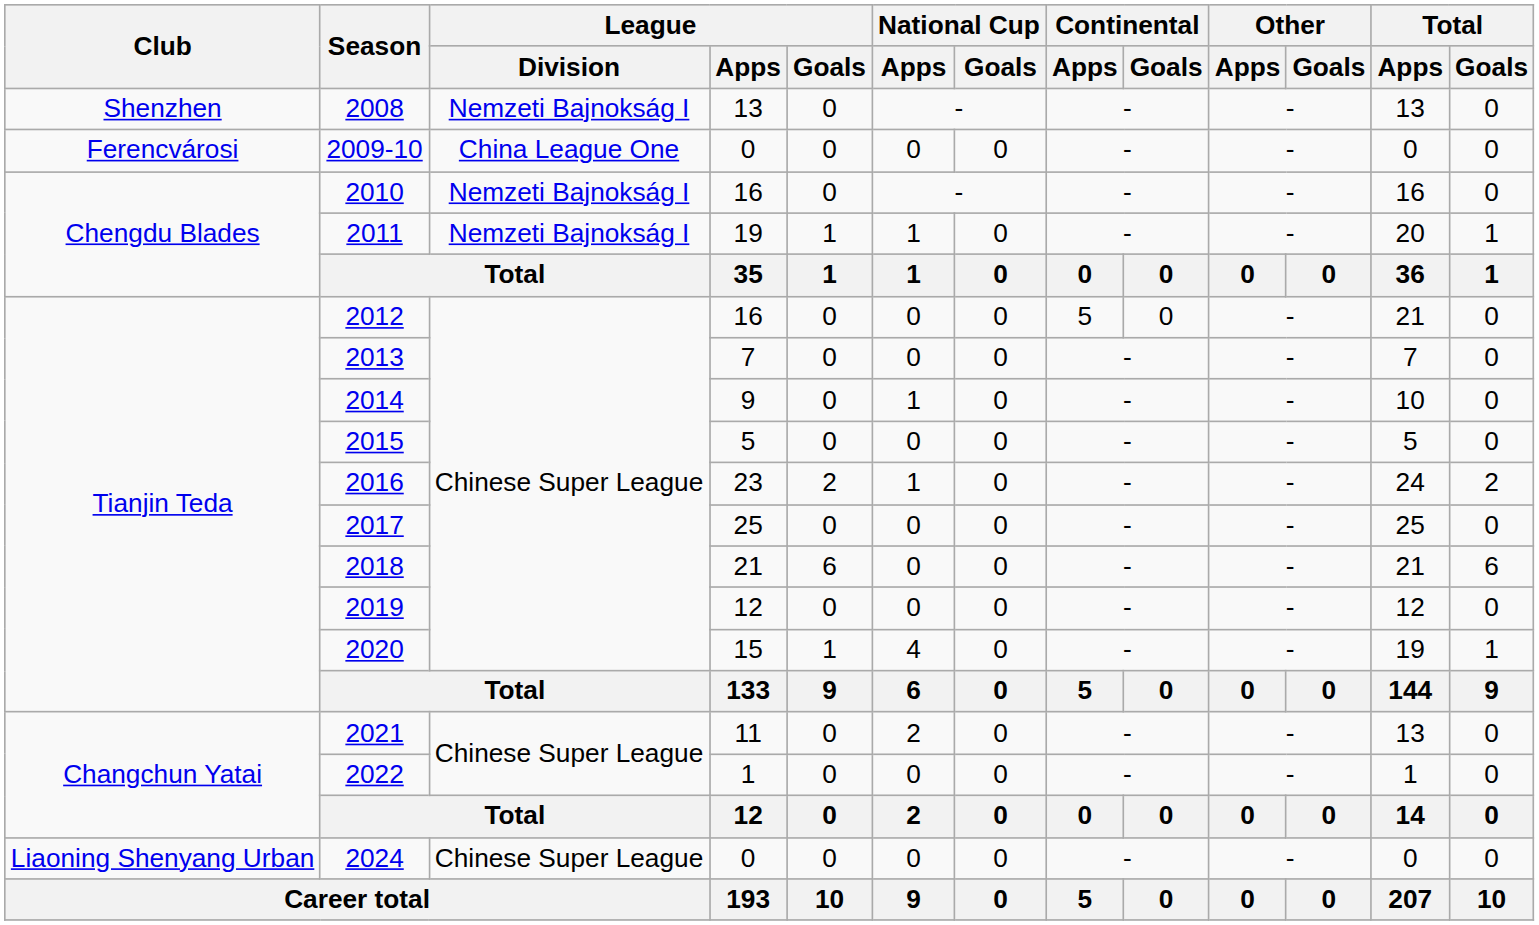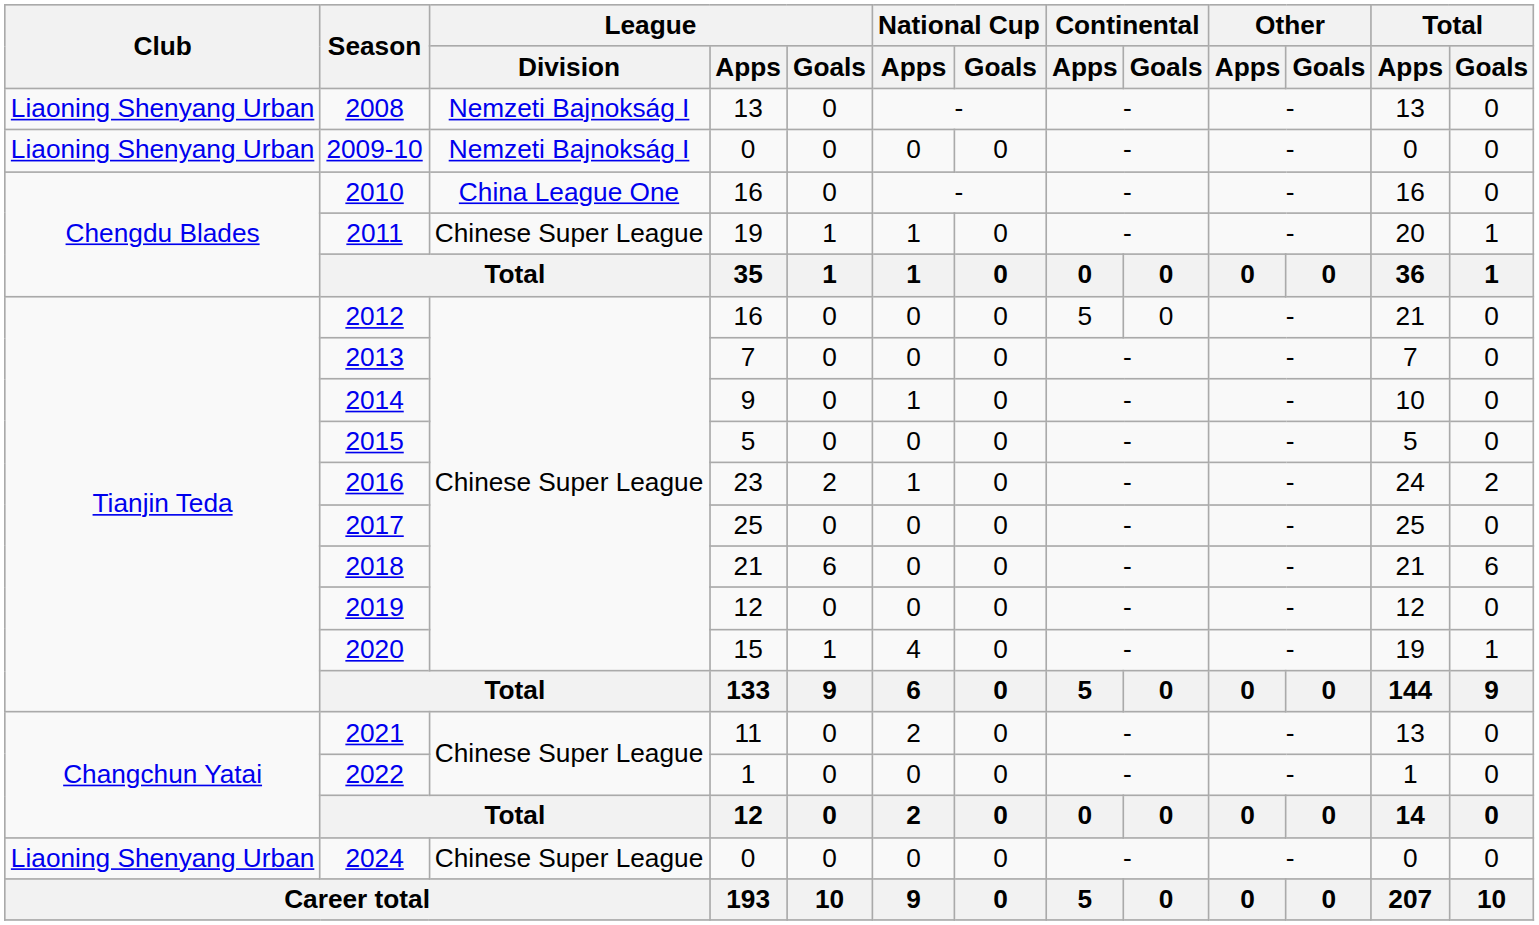(163, 108) Shenzhen -> (163, 108) Liaoning Shenyang Urban
(163, 150) Ferencvárosi -> (163, 150) Liaoning Shenyang Urban
(569, 150) China League One -> (569, 150) Nemzeti Bajnokság I
(569, 191) Nemzeti Bajnokság I -> (569, 191) China League One
(569, 233) Nemzeti Bajnokság I -> (569, 233) Chinese Super League
